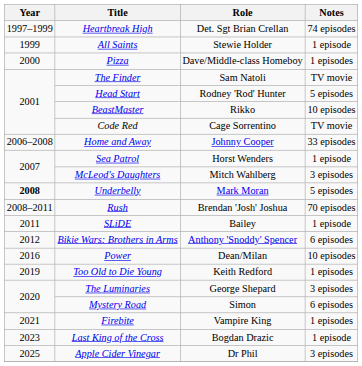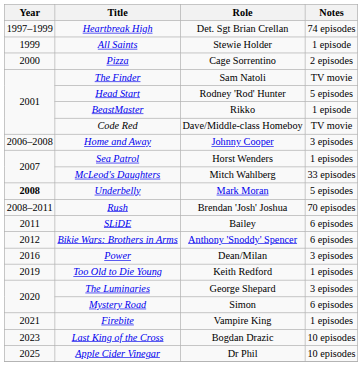(243, 61) Dave/Middle-class Homeboy -> (243, 61) Cage Sorrentino
(331, 61) 1 episodes -> (331, 61) 2 episodes
(331, 110) 10 episodes -> (331, 110) 1 episode
(243, 126) Cage Sorrentino -> (243, 126) Dave/Middle-class Homeboy
(331, 142) 33 episodes -> (331, 142) 3 episodes
(331, 158) 1 episode -> (331, 158) 1 episodes
(331, 175) 3 episodes -> (331, 175) 33 episodes
(331, 223) 1 episode -> (331, 223) 6 episodes
(331, 256) 10 episodes -> (331, 256) 3 episodes
(331, 337) 1 episode -> (331, 337) 10 episodes
(331, 353) 3 episodes -> (331, 353) 10 episodes
